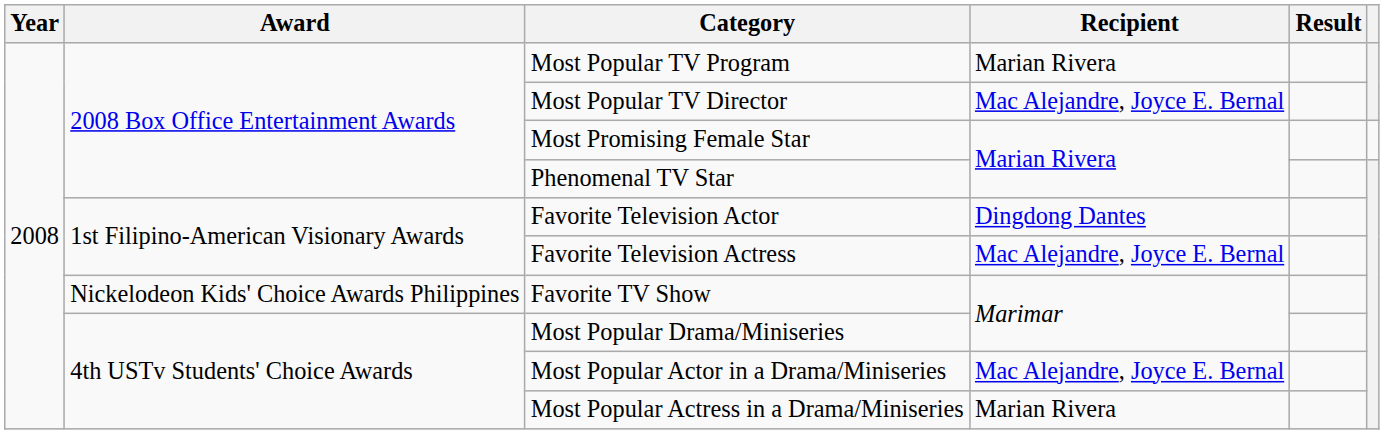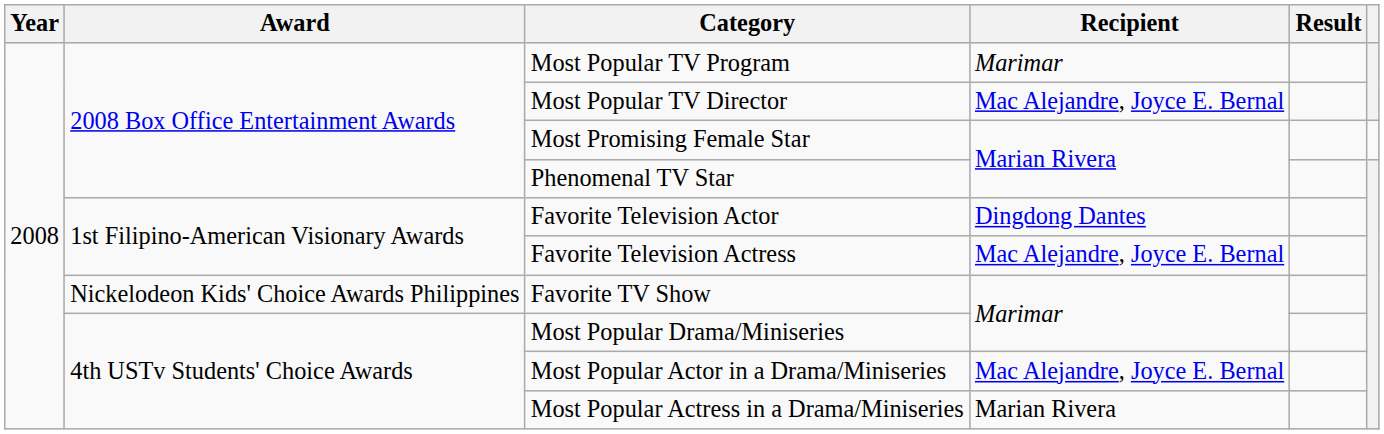(1045, 62) Marian Rivera -> (1019, 62) Marimar
